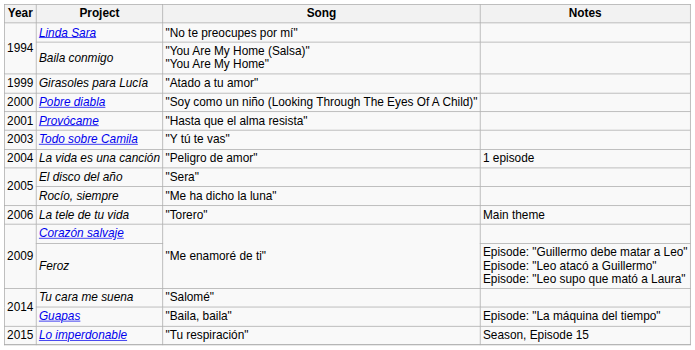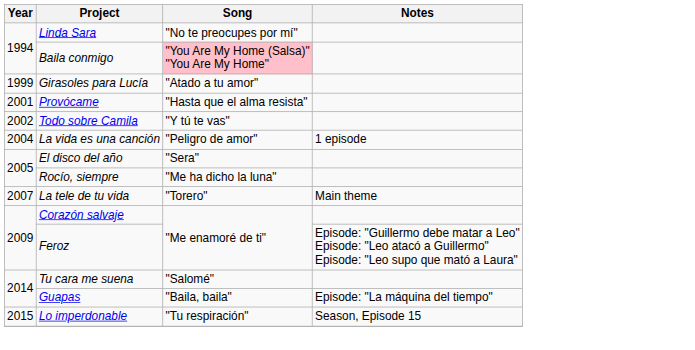(238, 58) no background -> (238, 58) pink background
- row: (72, 102)
(20, 139) 2003 -> (20, 121) 2002
(20, 214) 2006 -> (20, 196) 2007
